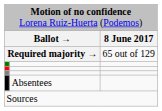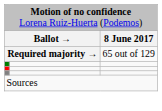- row: (7, 83)
